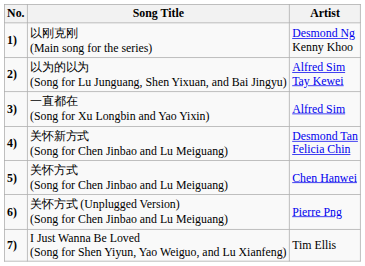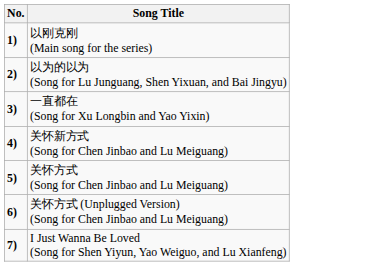- column: (325, 13)
